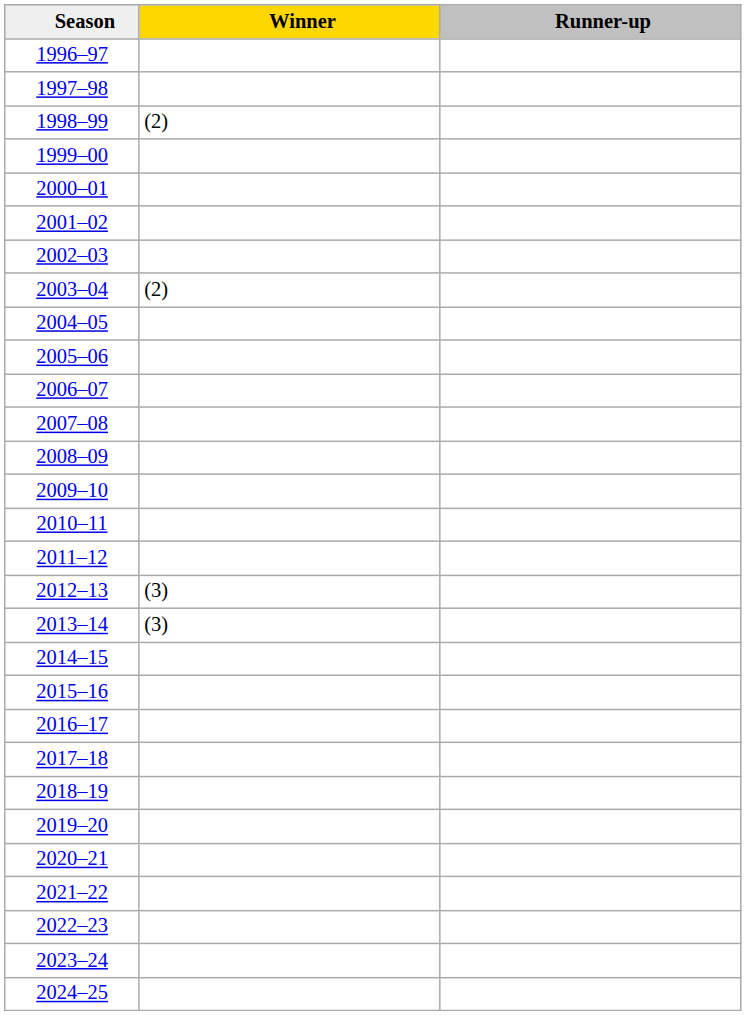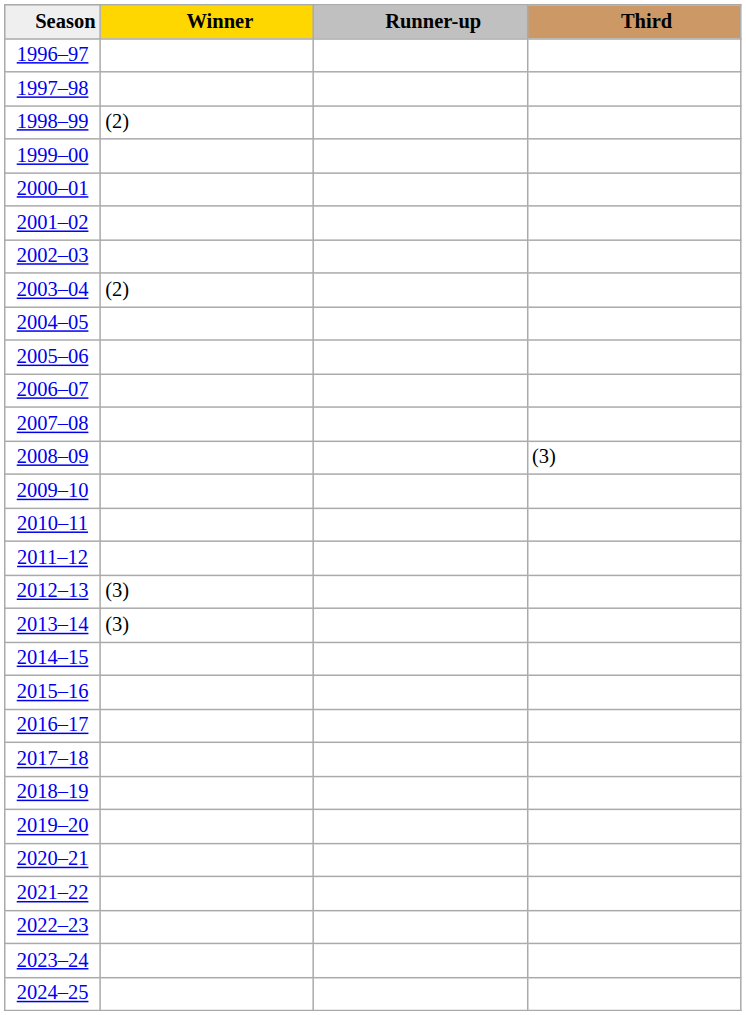+ column: (634, 21)
